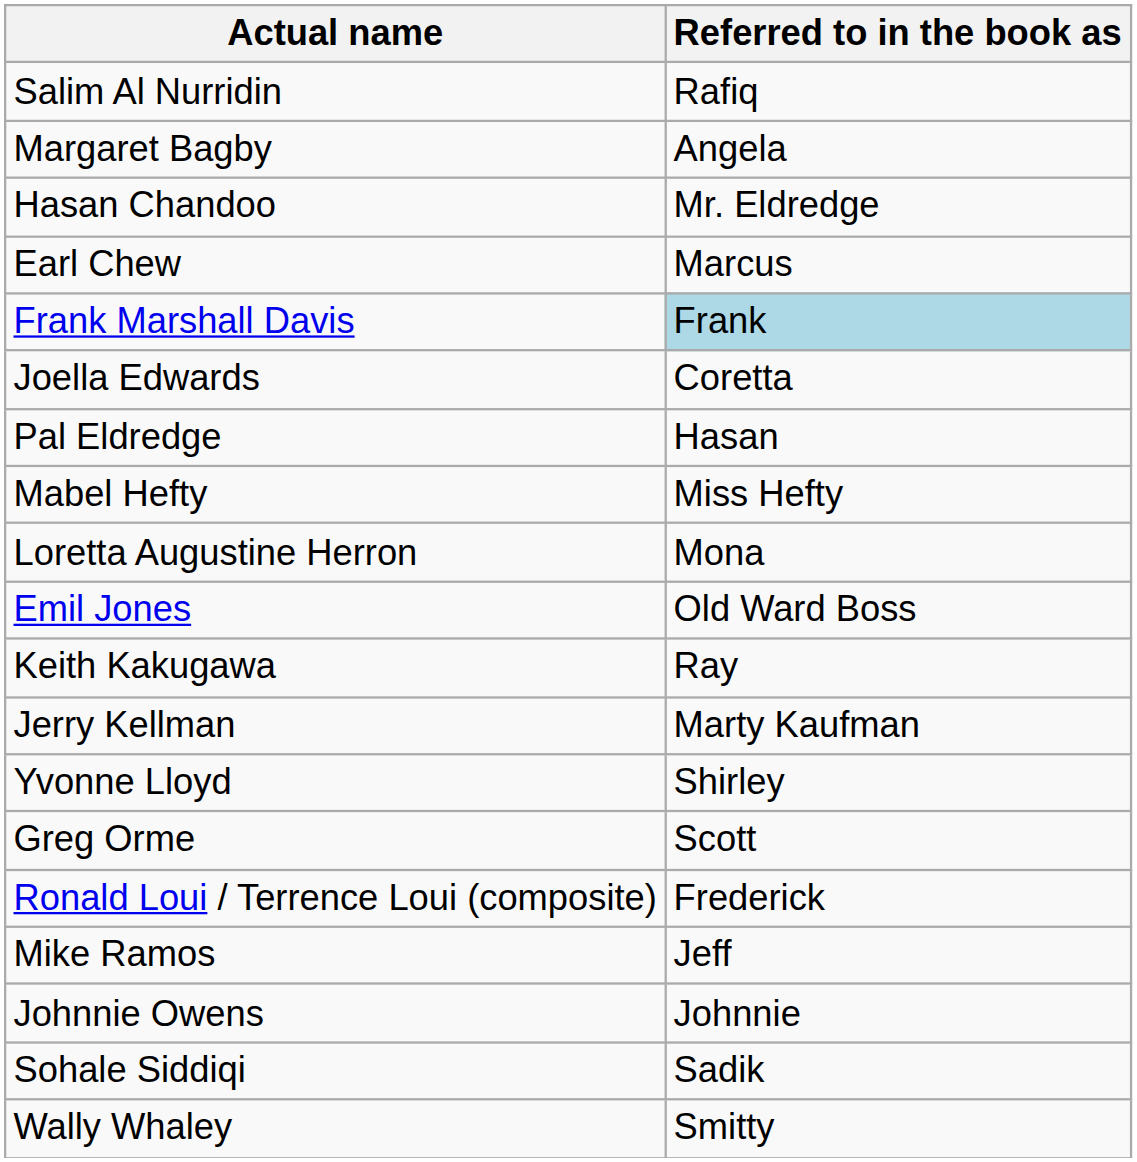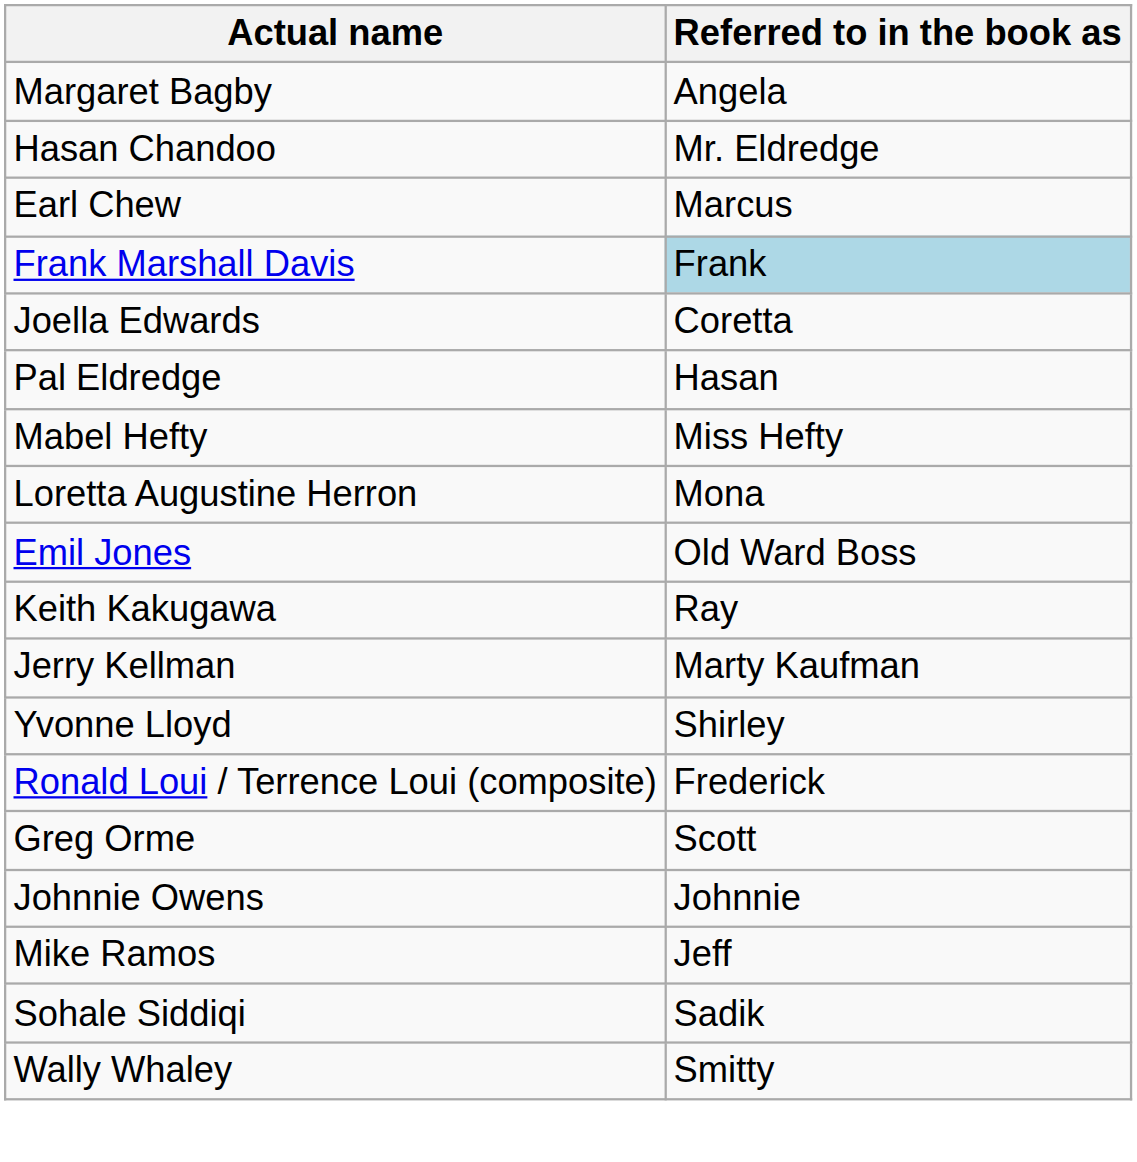- row: (148, 90)
rows swapped: (335, 897) <-> (104, 839)
rows swapped: (139, 1012) <-> (114, 954)
